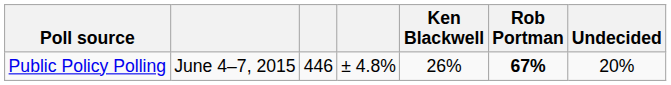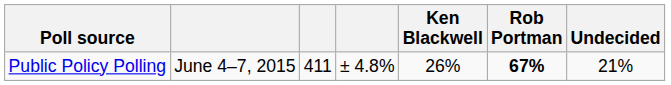(318, 66) 446 -> (318, 66) 411
(617, 66) 20% -> (615, 66) 21%
